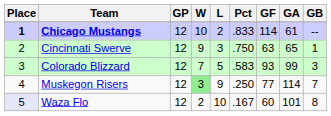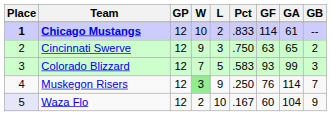(315, 48) 1 -> (315, 48) 2
(268, 84) 77 -> (268, 84) 76
(292, 102) 101 -> (292, 102) 104
(315, 102) 8 -> (315, 102) 9
